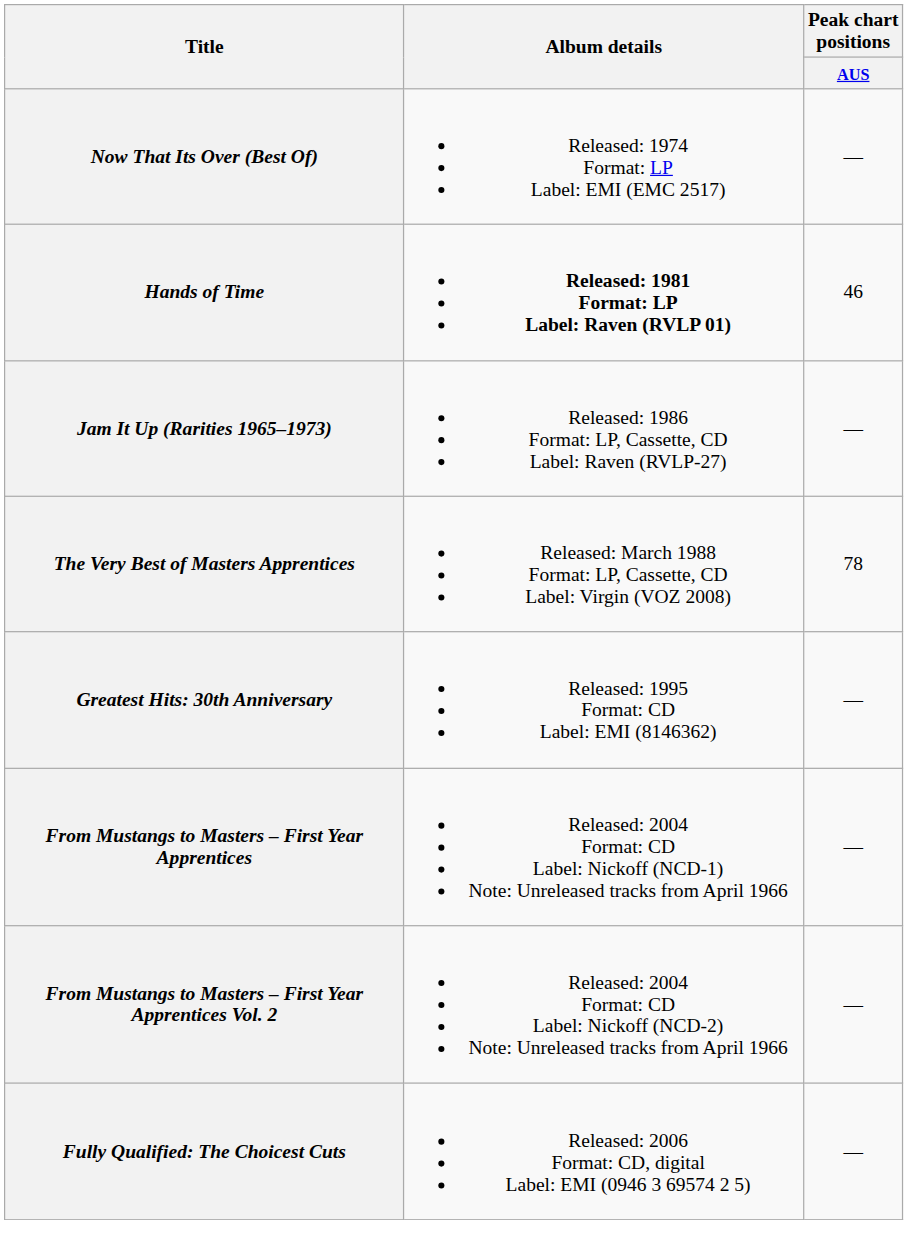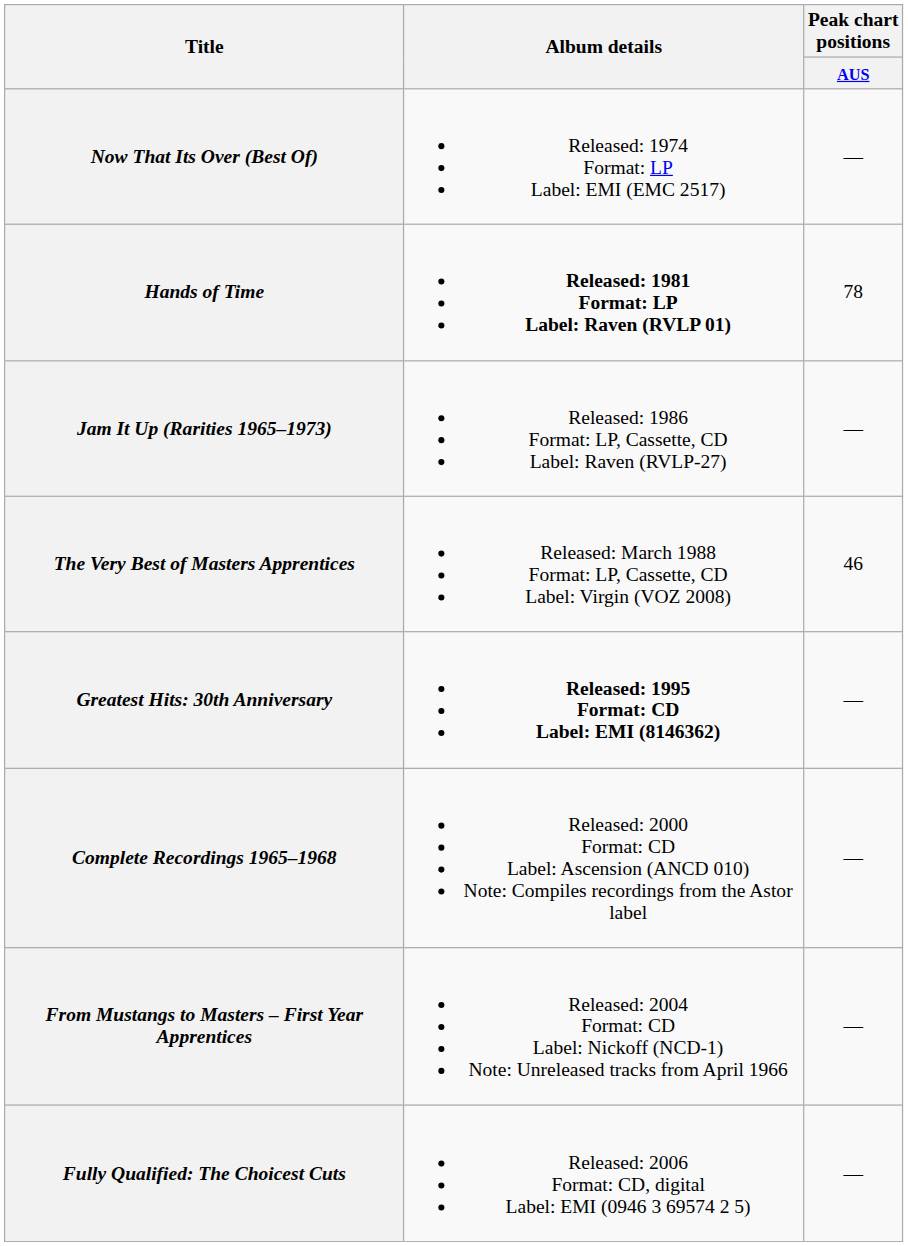(853, 292) 46 -> (853, 292) 78
(853, 563) 78 -> (853, 563) 46
(604, 711) normal -> (604, 711) bold
+ row: (204, 857)
- row: (204, 1004)
